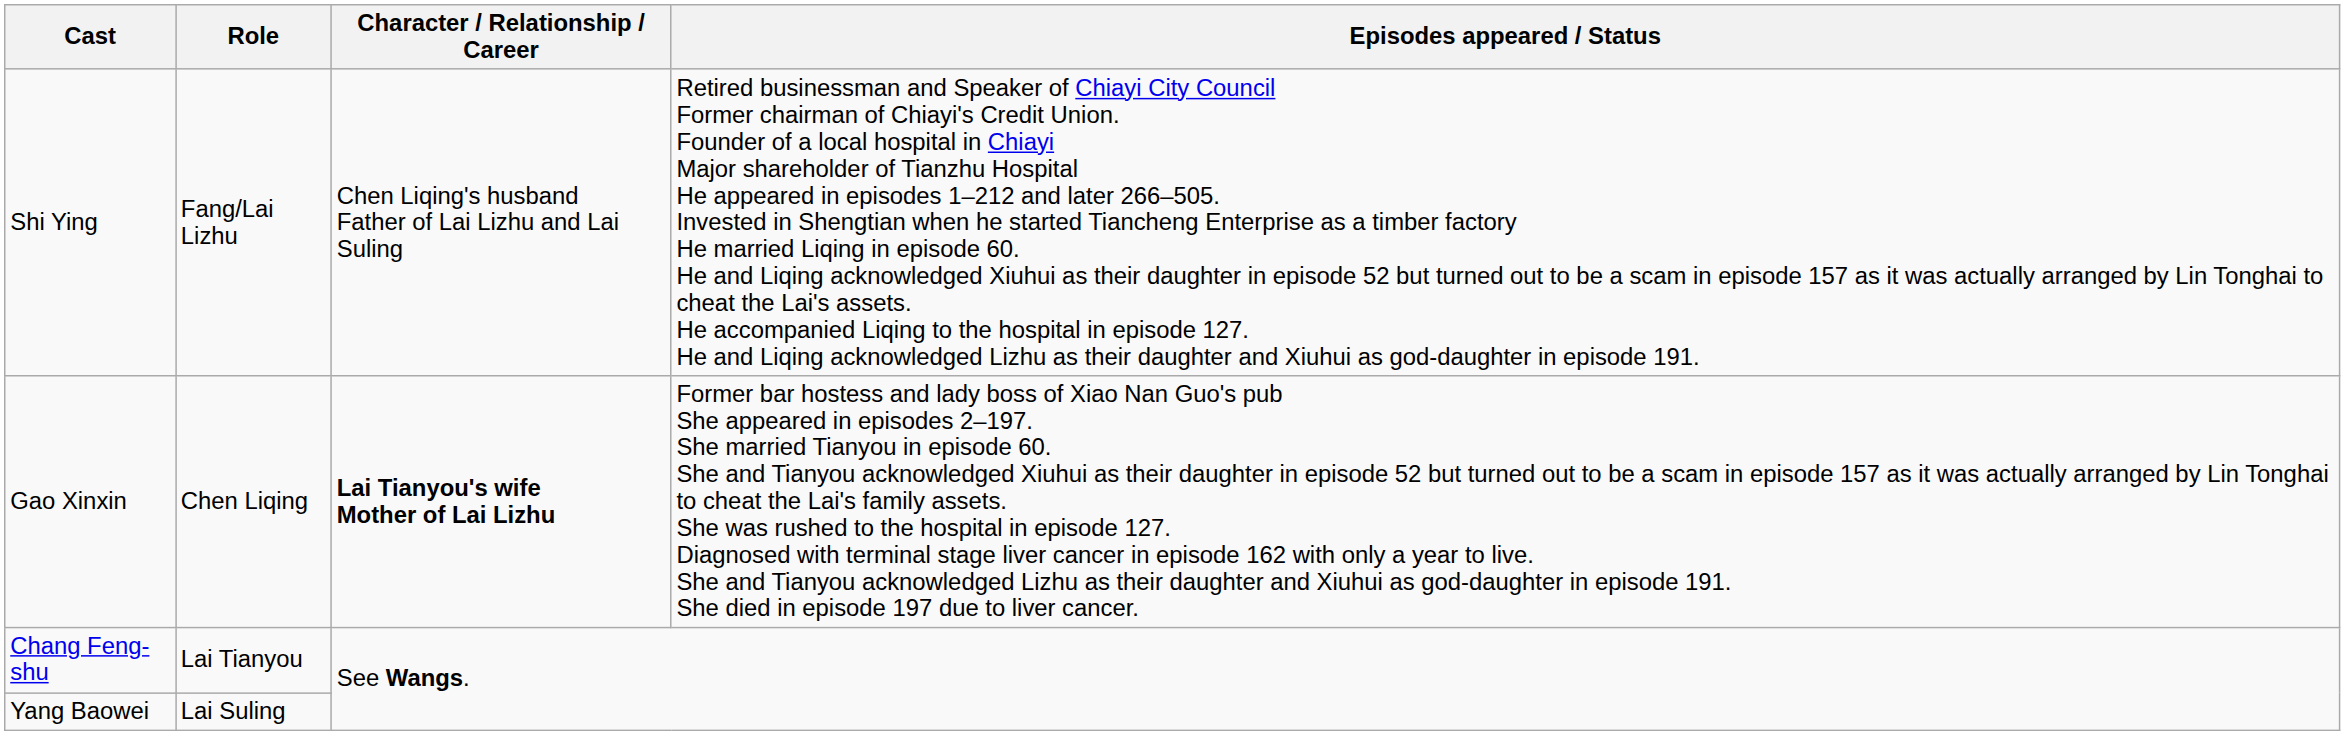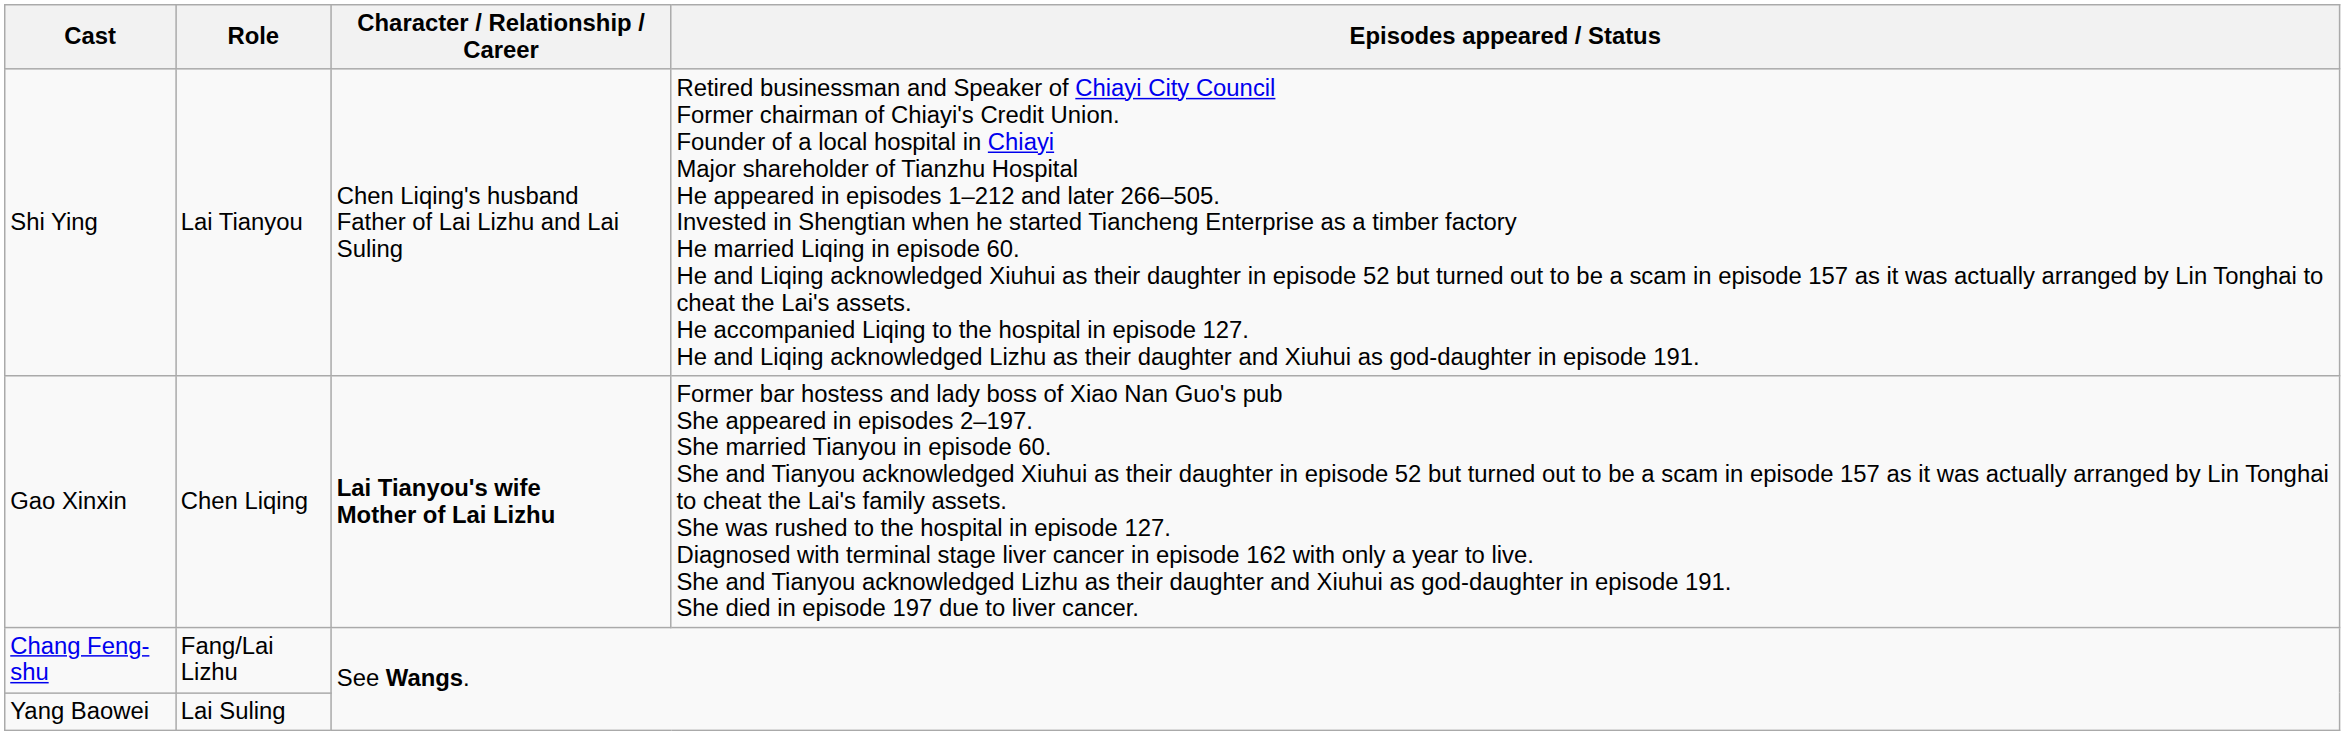(227, 222) Fang/Lai Lizhu -> (242, 222) Lai Tianyou
(242, 659) Lai Tianyou -> (227, 659) Fang/Lai Lizhu
